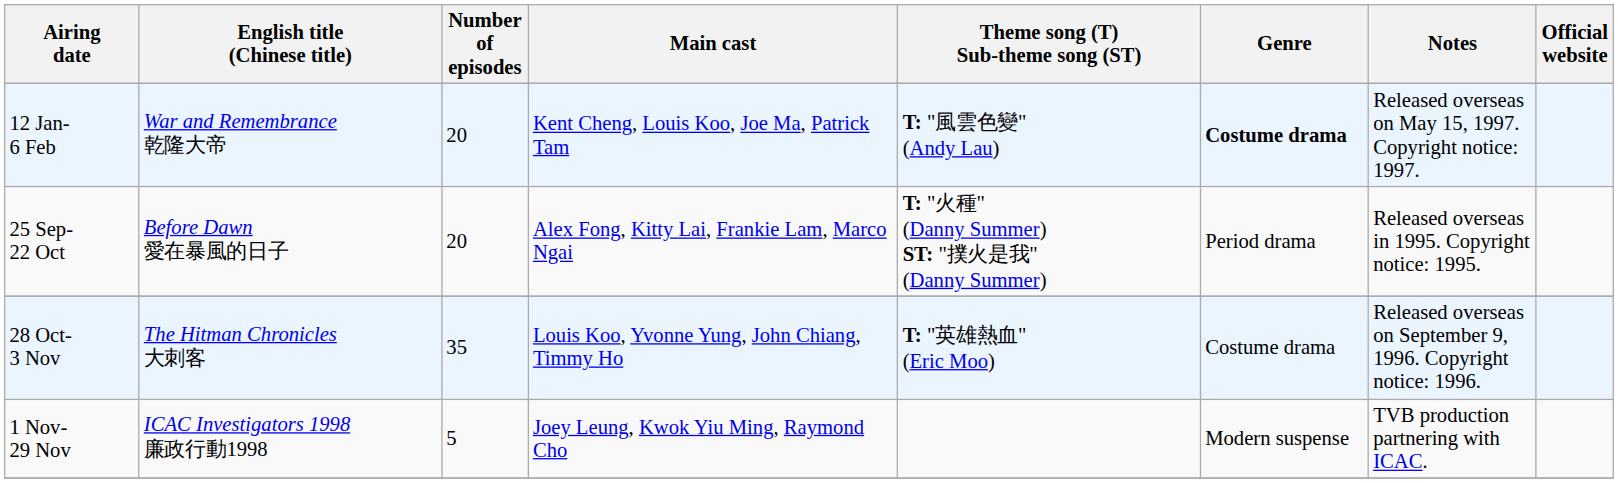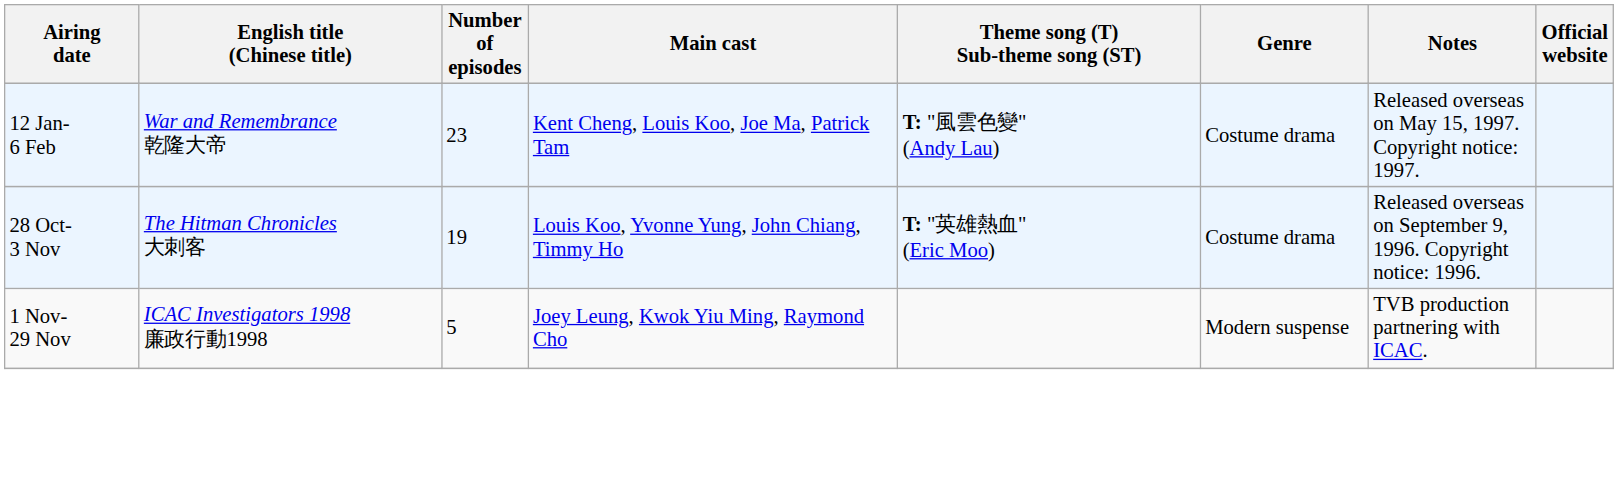(457, 134) 20 -> (457, 134) 23
(1276, 134) bold -> (1270, 134) normal
- row: (41, 241)
(457, 347) 35 -> (457, 237) 19
